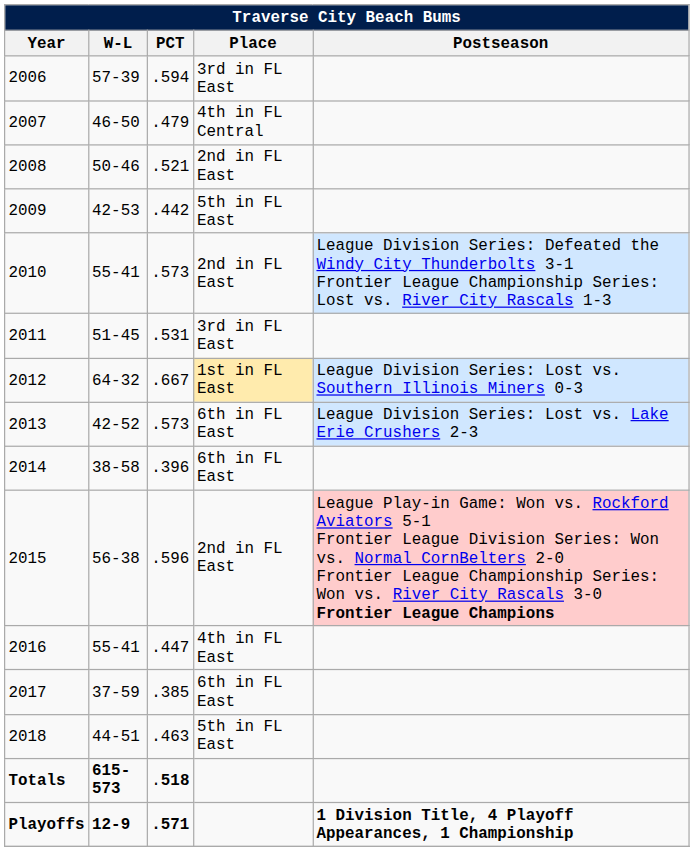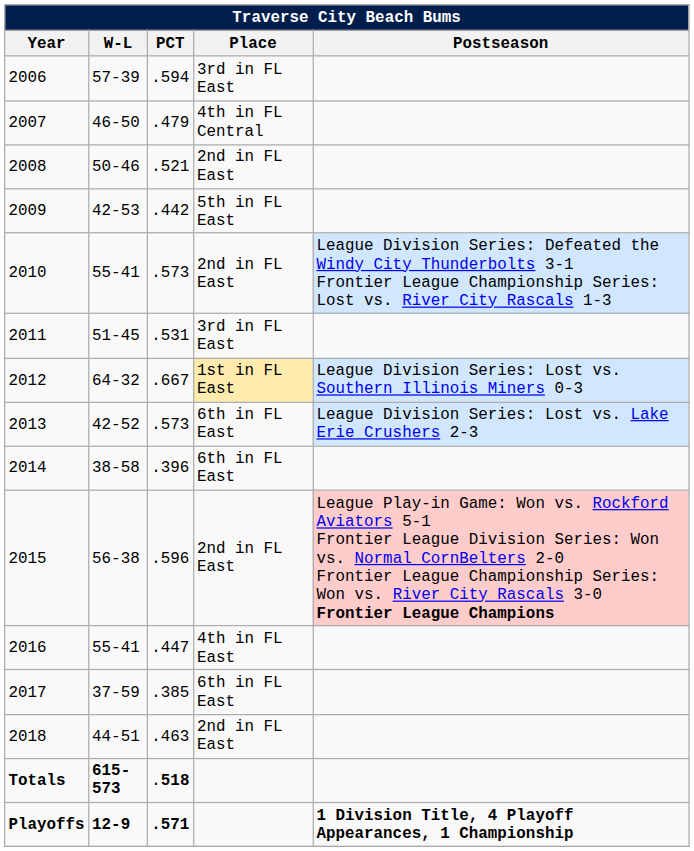(240, 736) 5th in FL East -> (240, 736) 2nd in FL East
